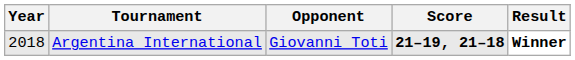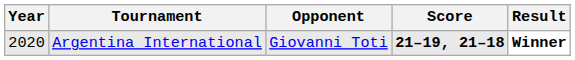(27, 43) 2018 -> (27, 43) 2020
